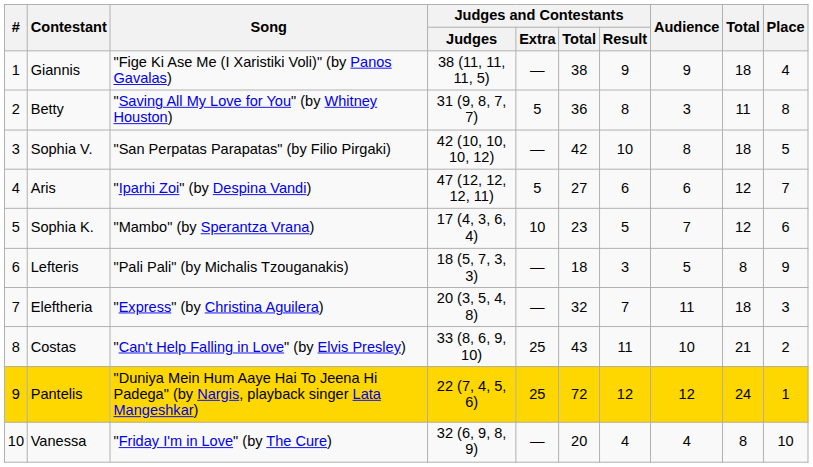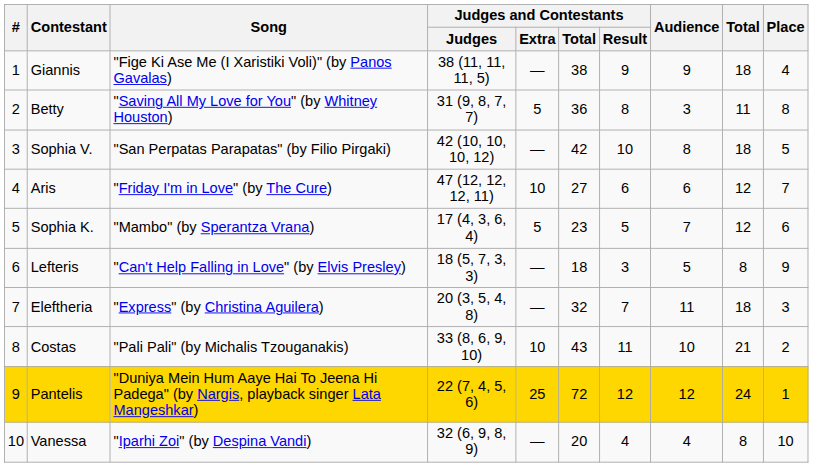(212, 188) "Iparhi Zoi" (by Despina Vandi) -> (223, 188) "Friday I'm in Love" (by The Cure)
(537, 188) 5 -> (537, 188) 10
(537, 228) 10 -> (537, 228) 5
(231, 267) "Pali Pali" (by Michalis Tzouganakis) -> (260, 267) "Can't Help Falling in Love" (by Elvis Presley)
(260, 346) "Can't Help Falling in Love" (by Elvis Presley) -> (231, 346) "Pali Pali" (by Michalis Tzouganakis)
(537, 346) 25 -> (537, 346) 10
(223, 442) "Friday I'm in Love" (by The Cure) -> (212, 442) "Iparhi Zoi" (by Despina Vandi)
